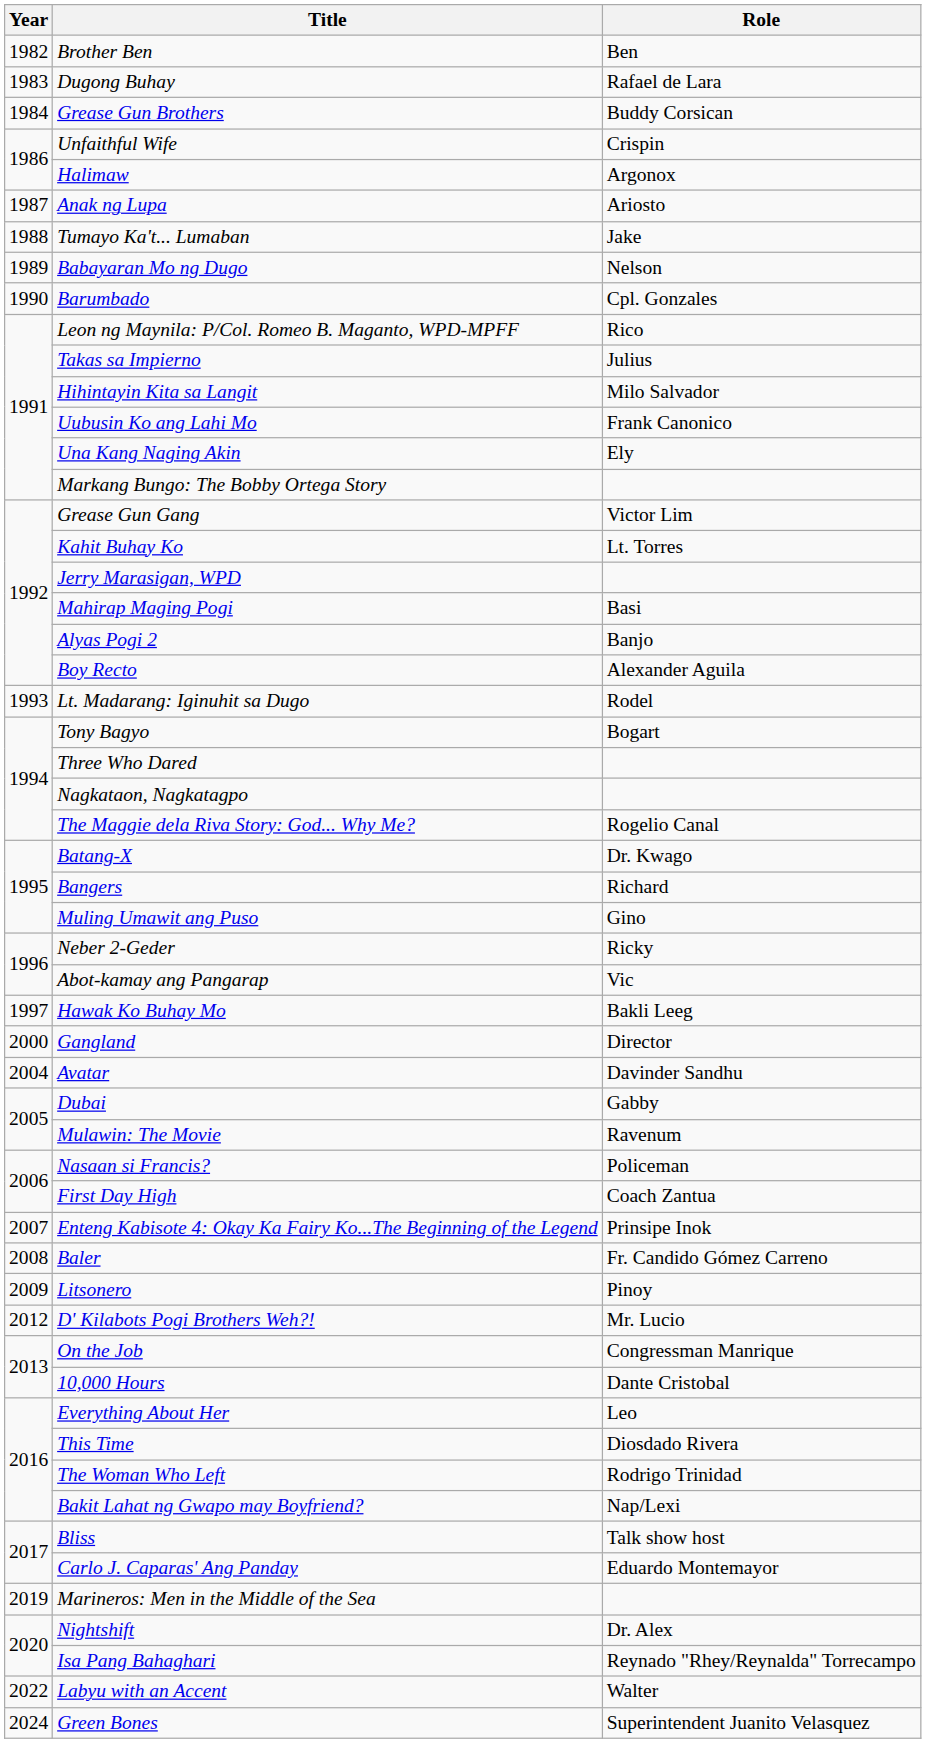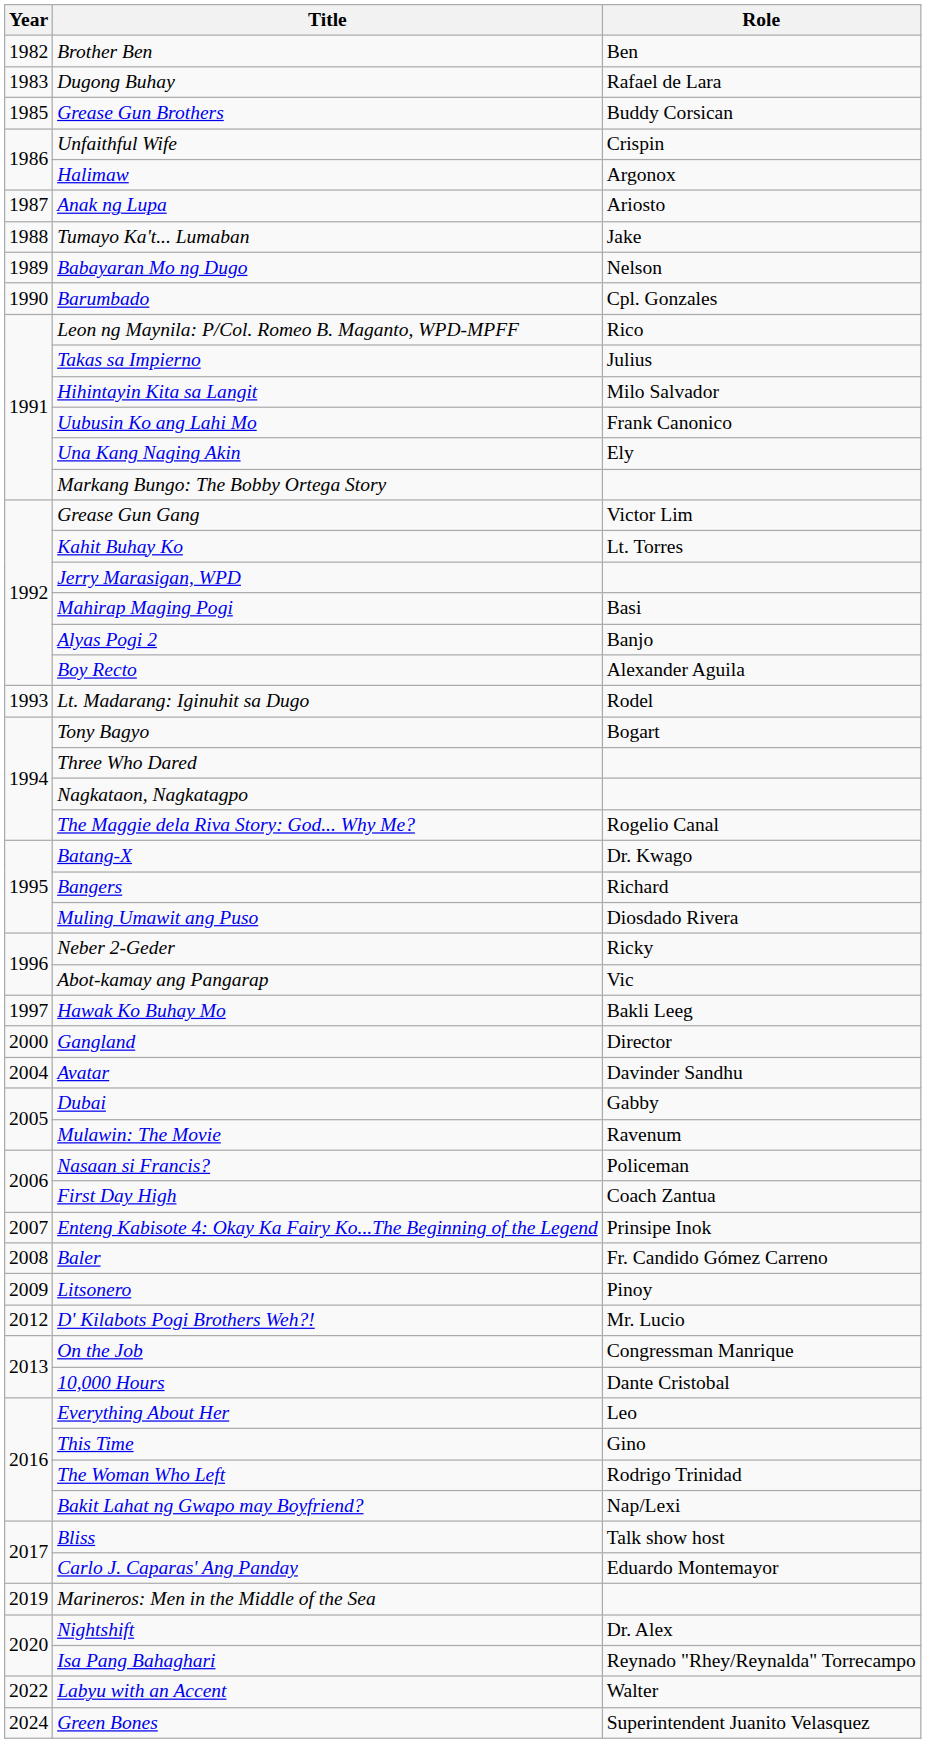(29, 112) 1984 -> (29, 112) 1985
(626, 917) Gino -> (673, 917) Diosdado Rivera
(673, 1444) Diosdado Rivera -> (626, 1444) Gino
